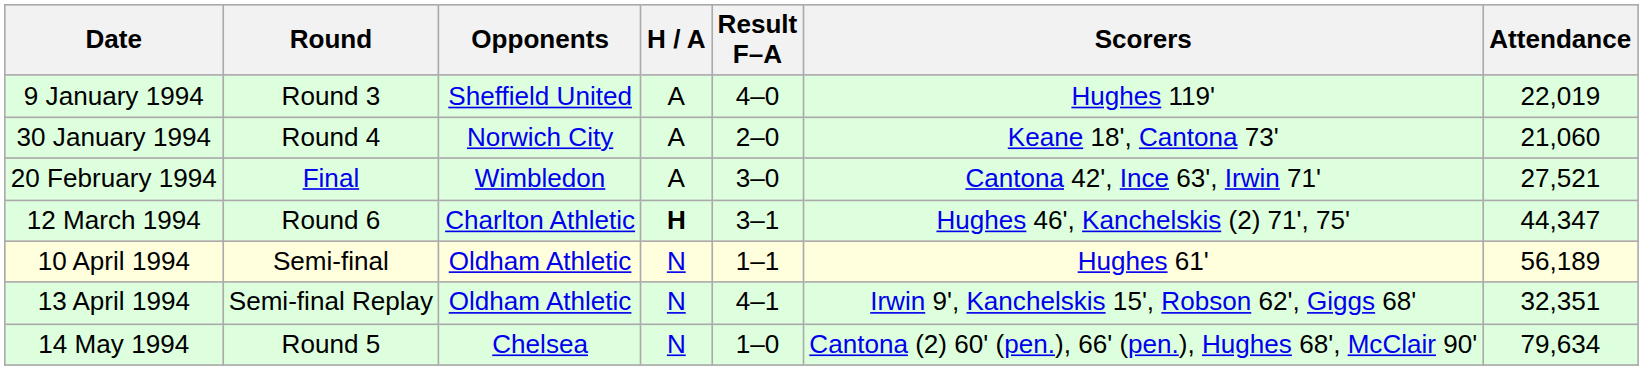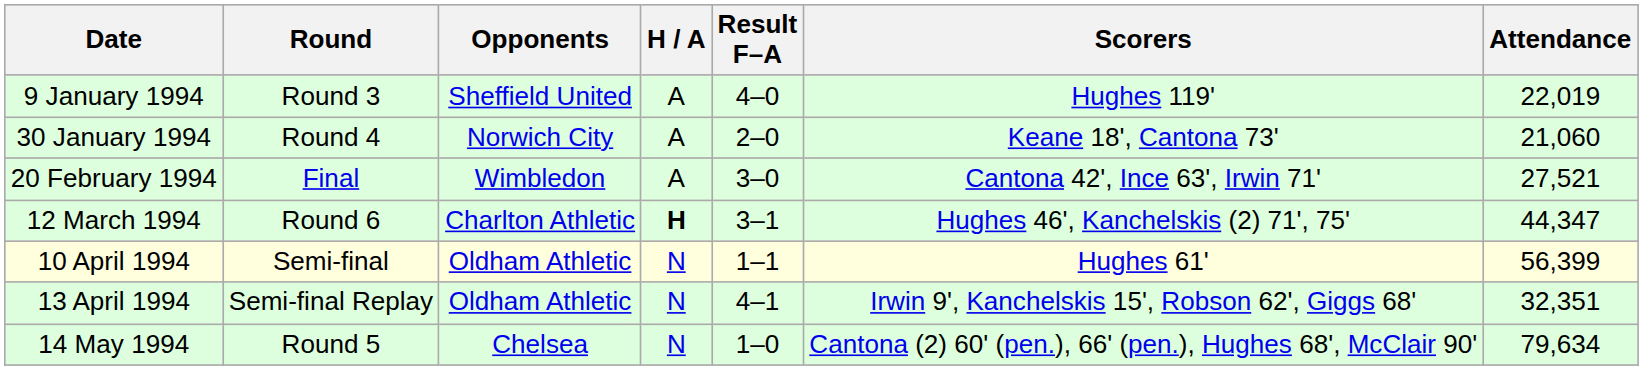(1560, 261) 56,189 -> (1560, 261) 56,399
